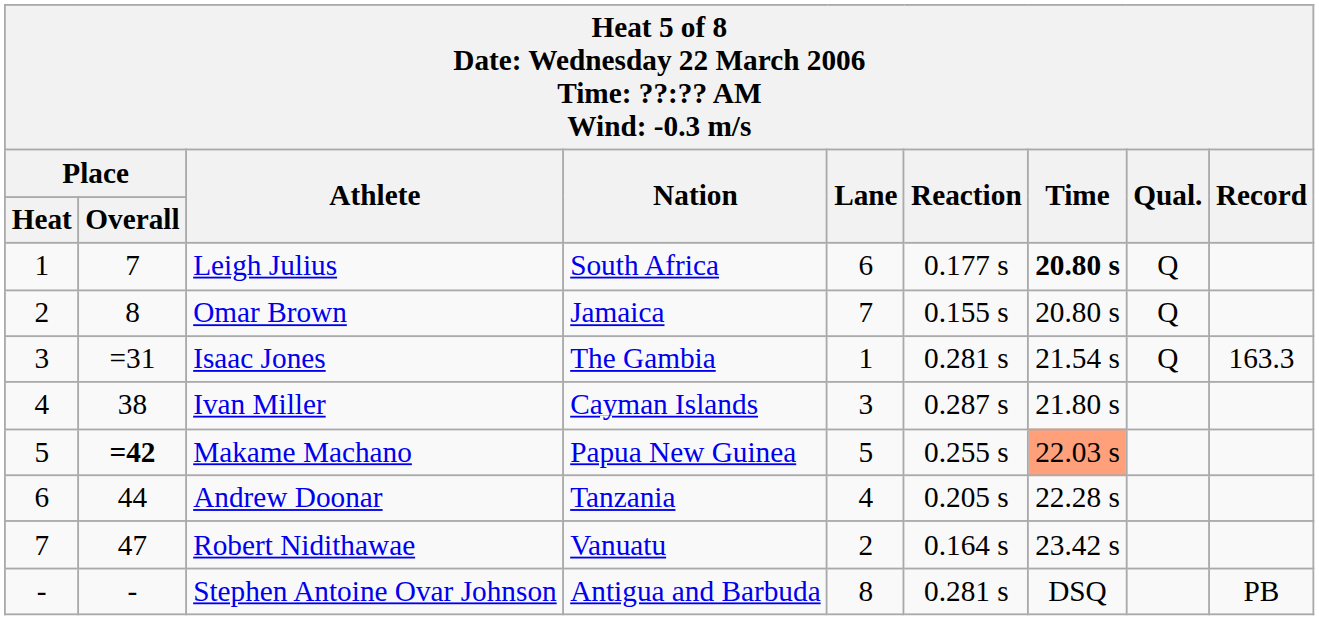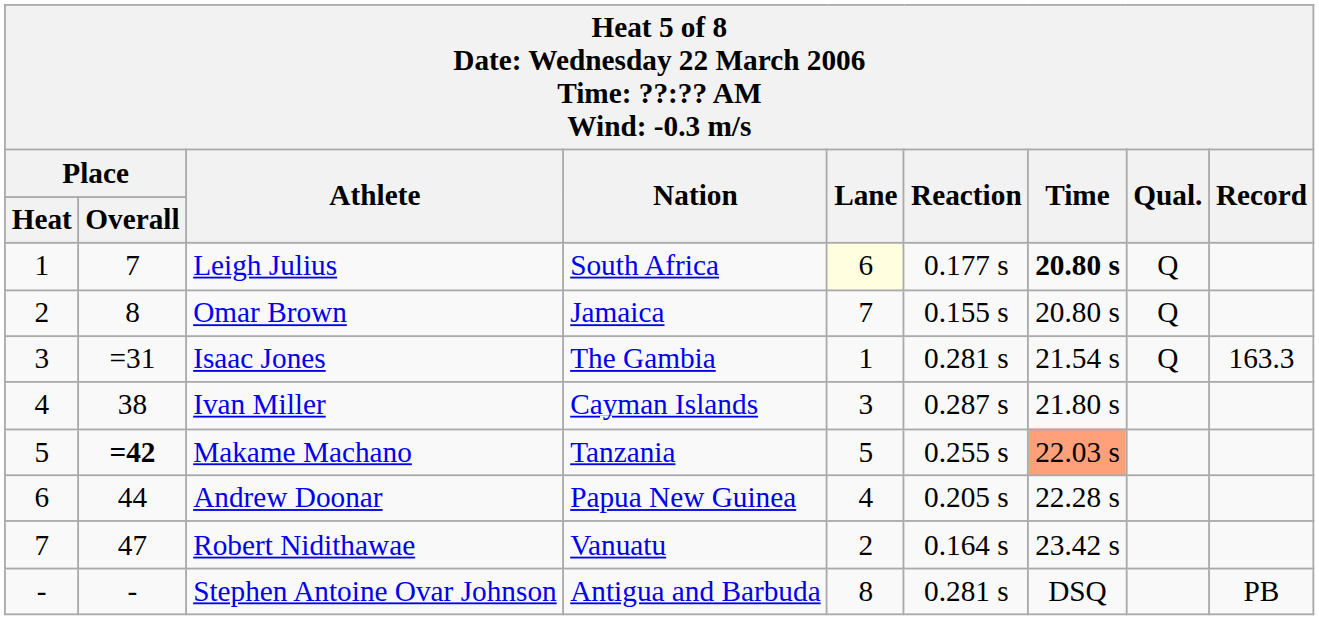(866, 265) no background -> (866, 265) lightyellow background
(683, 451) Papua New Guinea -> (623, 451) Tanzania
(623, 498) Tanzania -> (683, 498) Papua New Guinea
